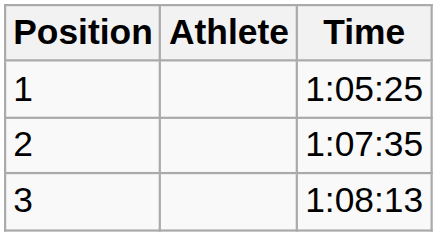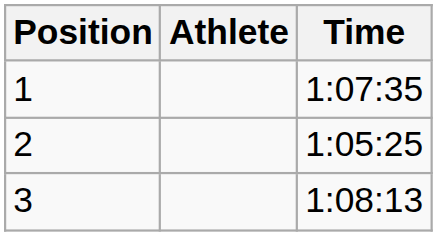(364, 88) 1:05:25 -> (364, 88) 1:07:35
(364, 144) 1:07:35 -> (364, 144) 1:05:25
